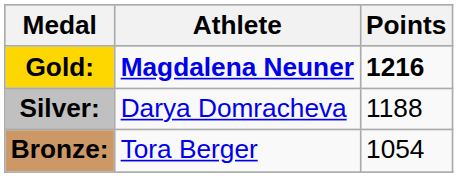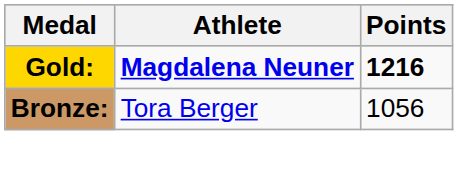- row: (60, 108)
(395, 150) 1054 -> (395, 108) 1056
